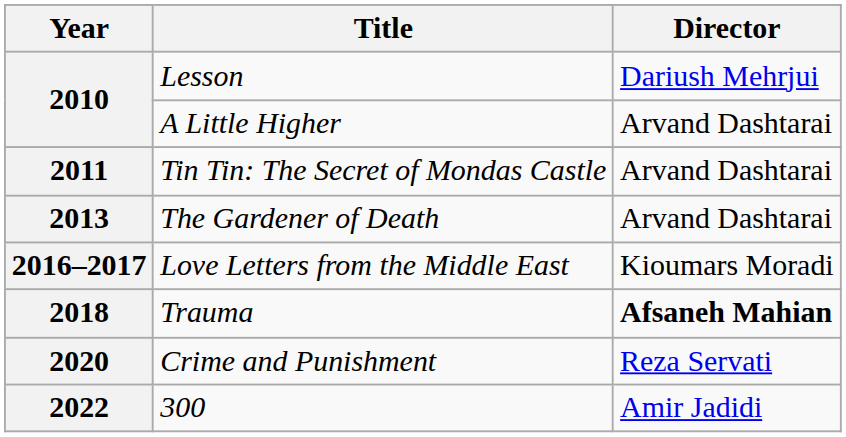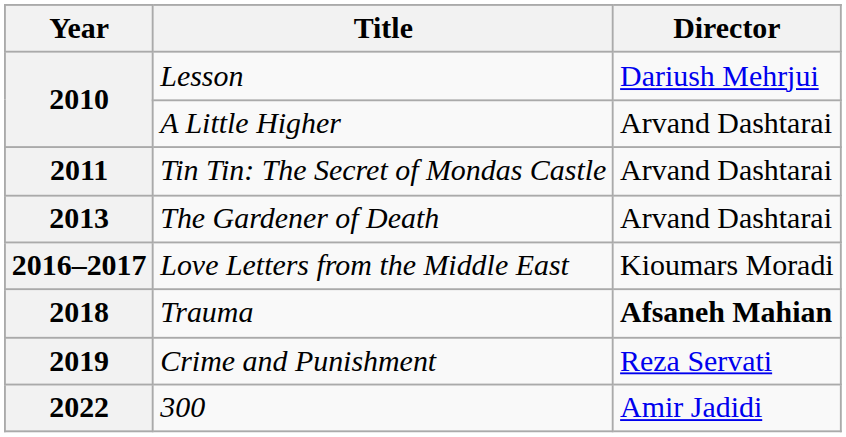(79, 360) 2020 -> (79, 360) 2019
